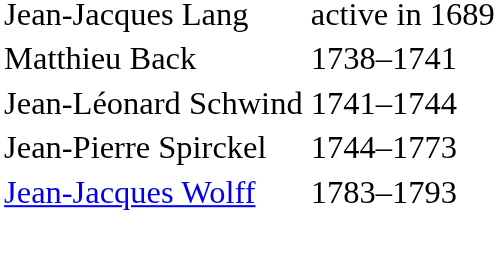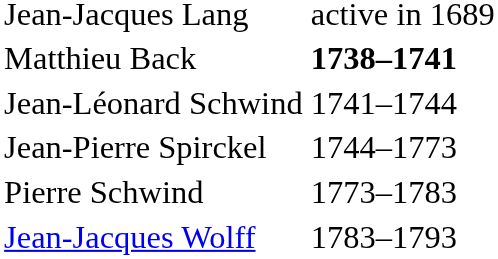(384, 58) normal -> (384, 58) bold
+ row: (104, 192)
